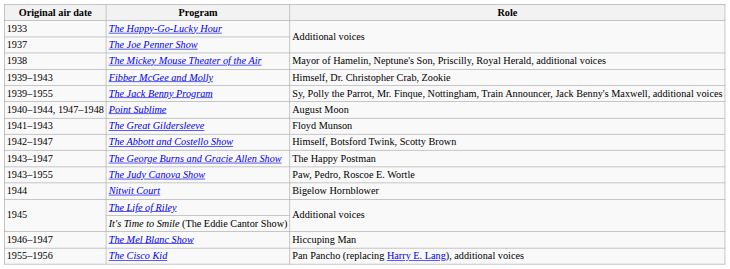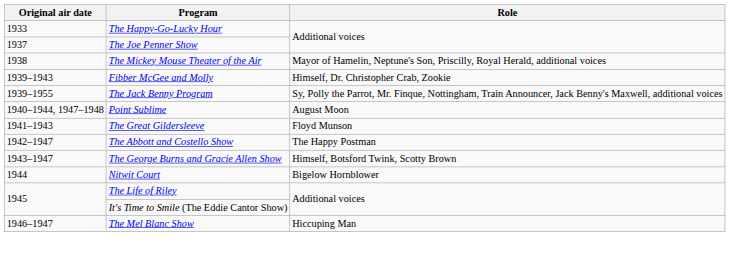(374, 142) Himself, Botsford Twink, Scotty Brown -> (334, 142) The Happy Postman
(334, 158) The Happy Postman -> (374, 158) Himself, Botsford Twink, Scotty Brown
- row: (157, 175)
- row: (138, 256)
